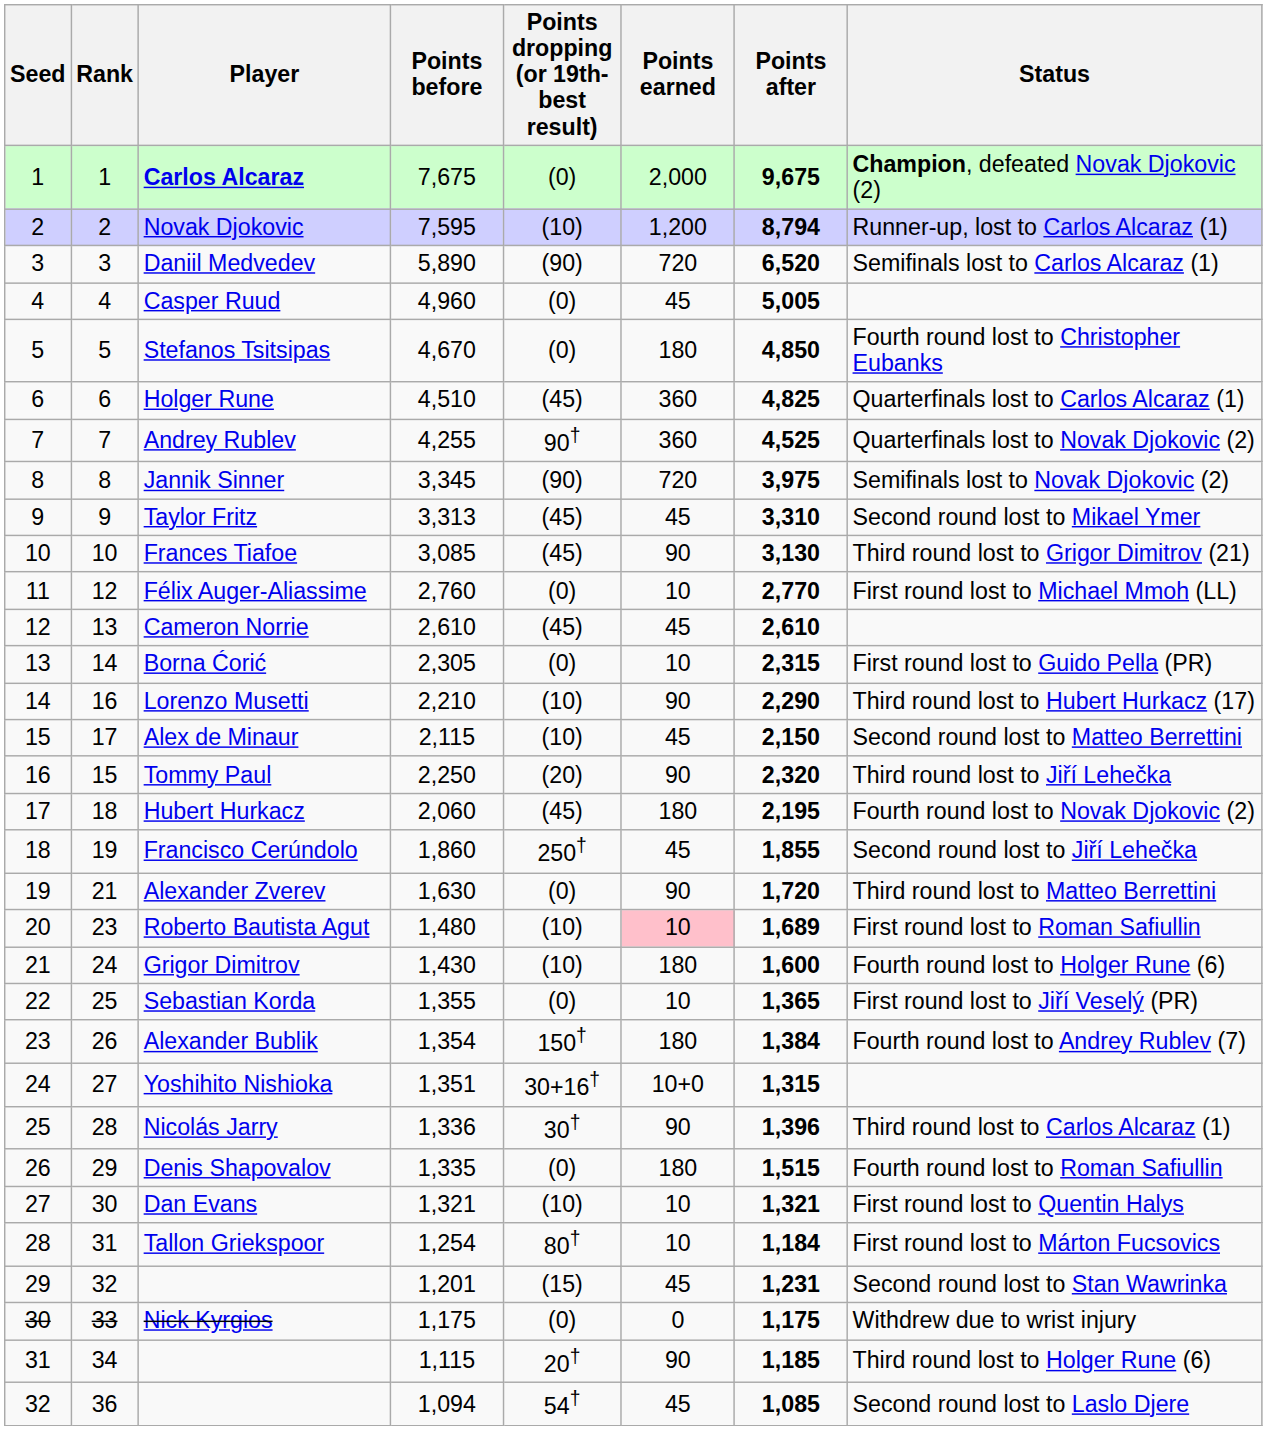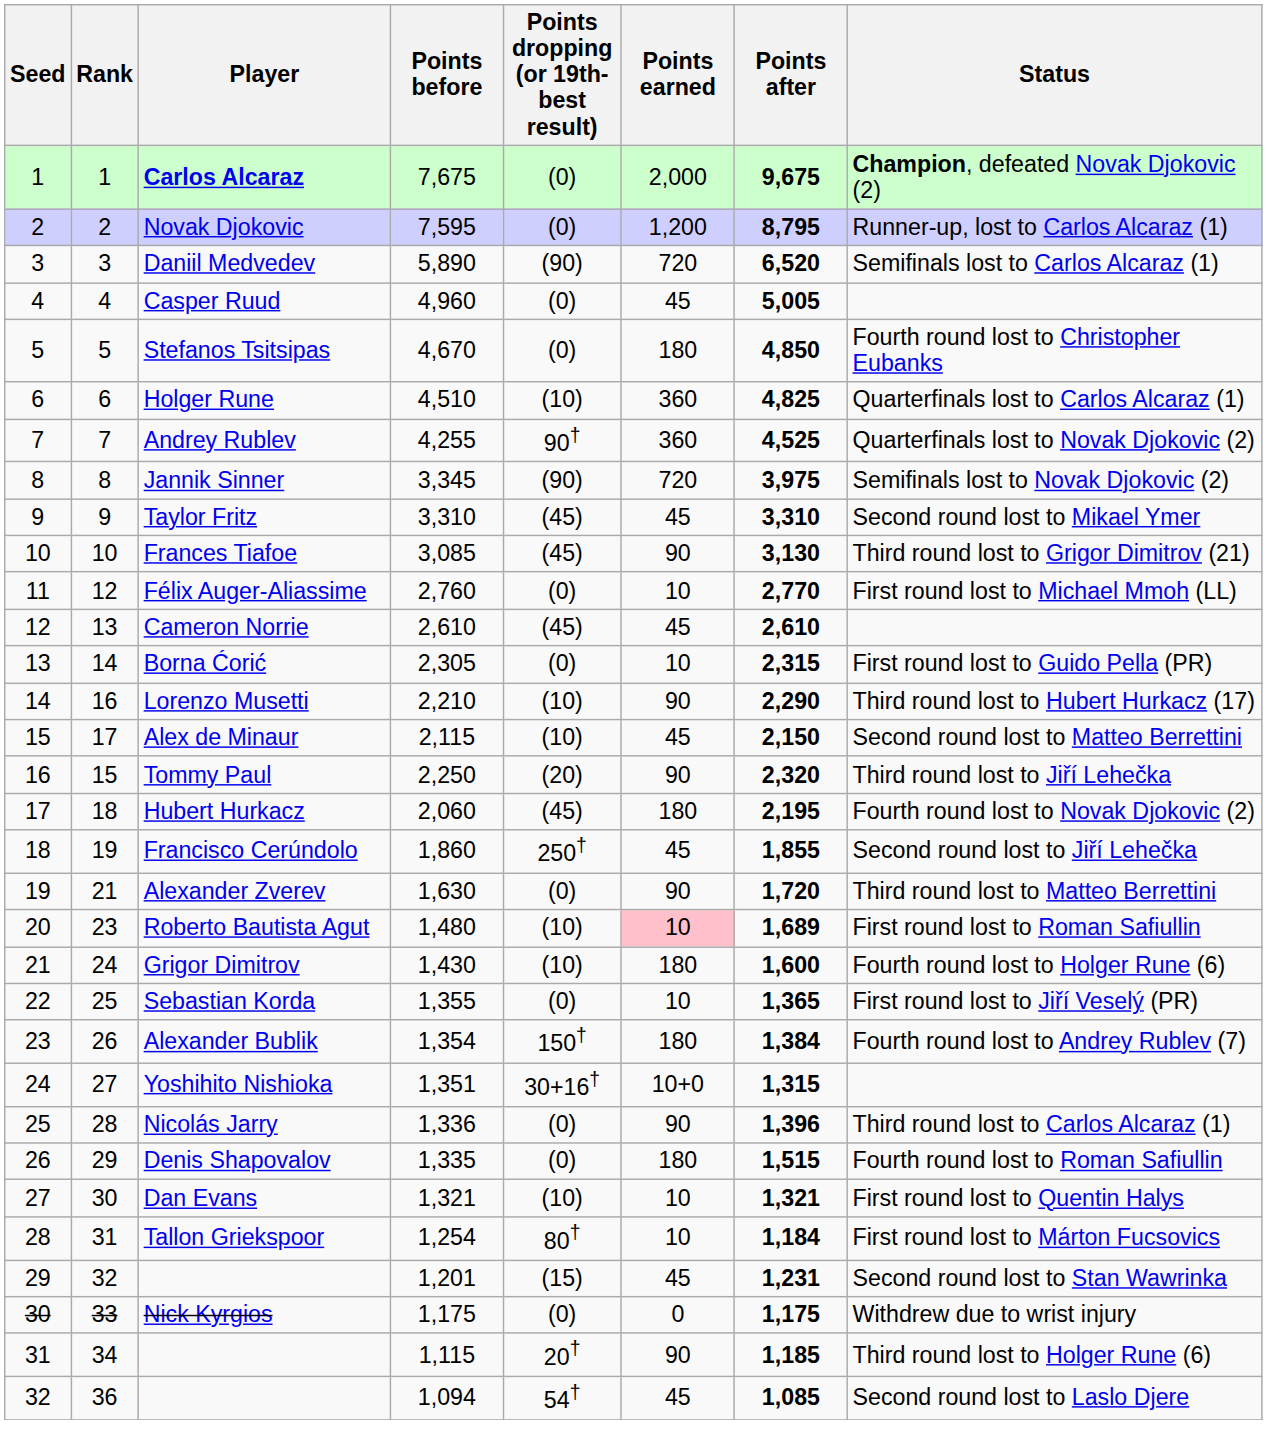(562, 226) (10) -> (562, 226) (0)
(791, 226) 8,794 -> (791, 226) 8,795
(562, 400) (45) -> (562, 400) (10)
(447, 516) 3,313 -> (447, 516) 3,310
(562, 1127) 30† -> (562, 1124) (0)
